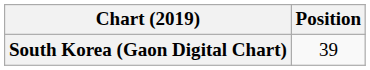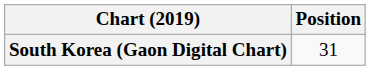(328, 49) 39 -> (328, 49) 31
